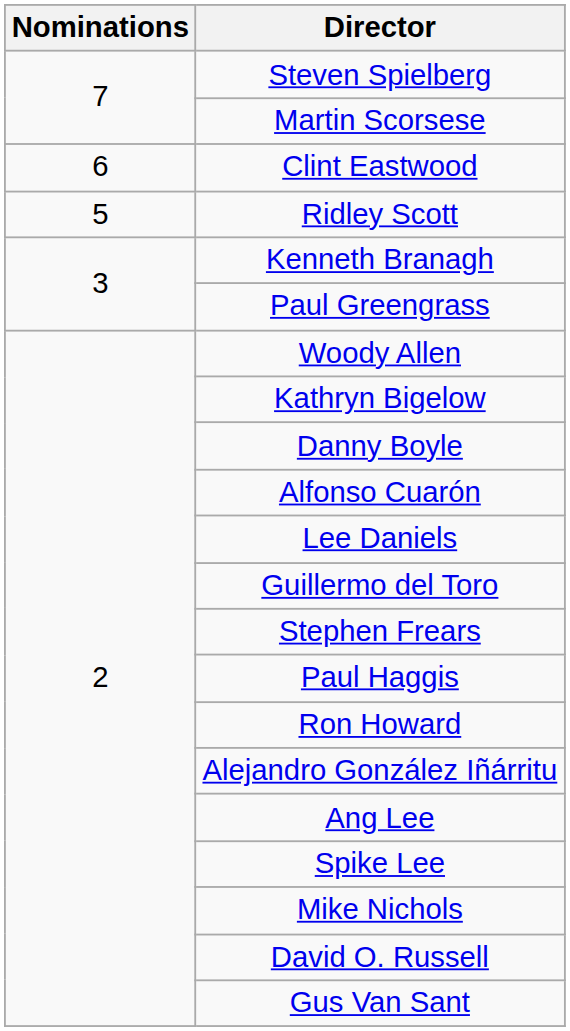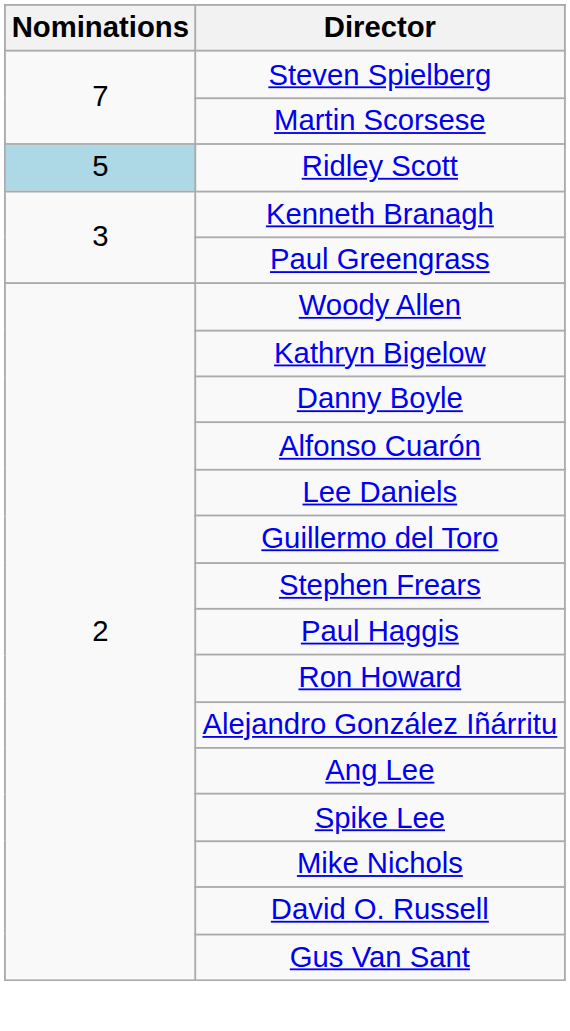- row: (380, 167)
(100, 213) no background -> (100, 167) lightblue background
